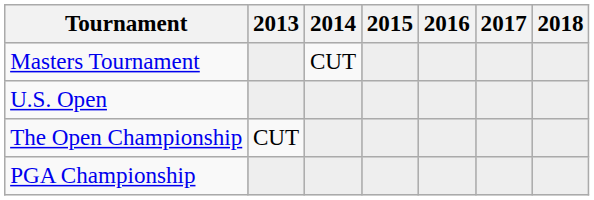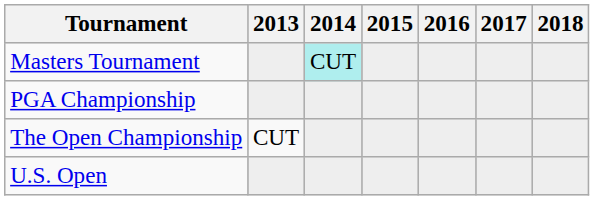(333, 61) no background -> (333, 61) paleturquoise background
rows swapped: (59, 99) <-> (103, 176)
